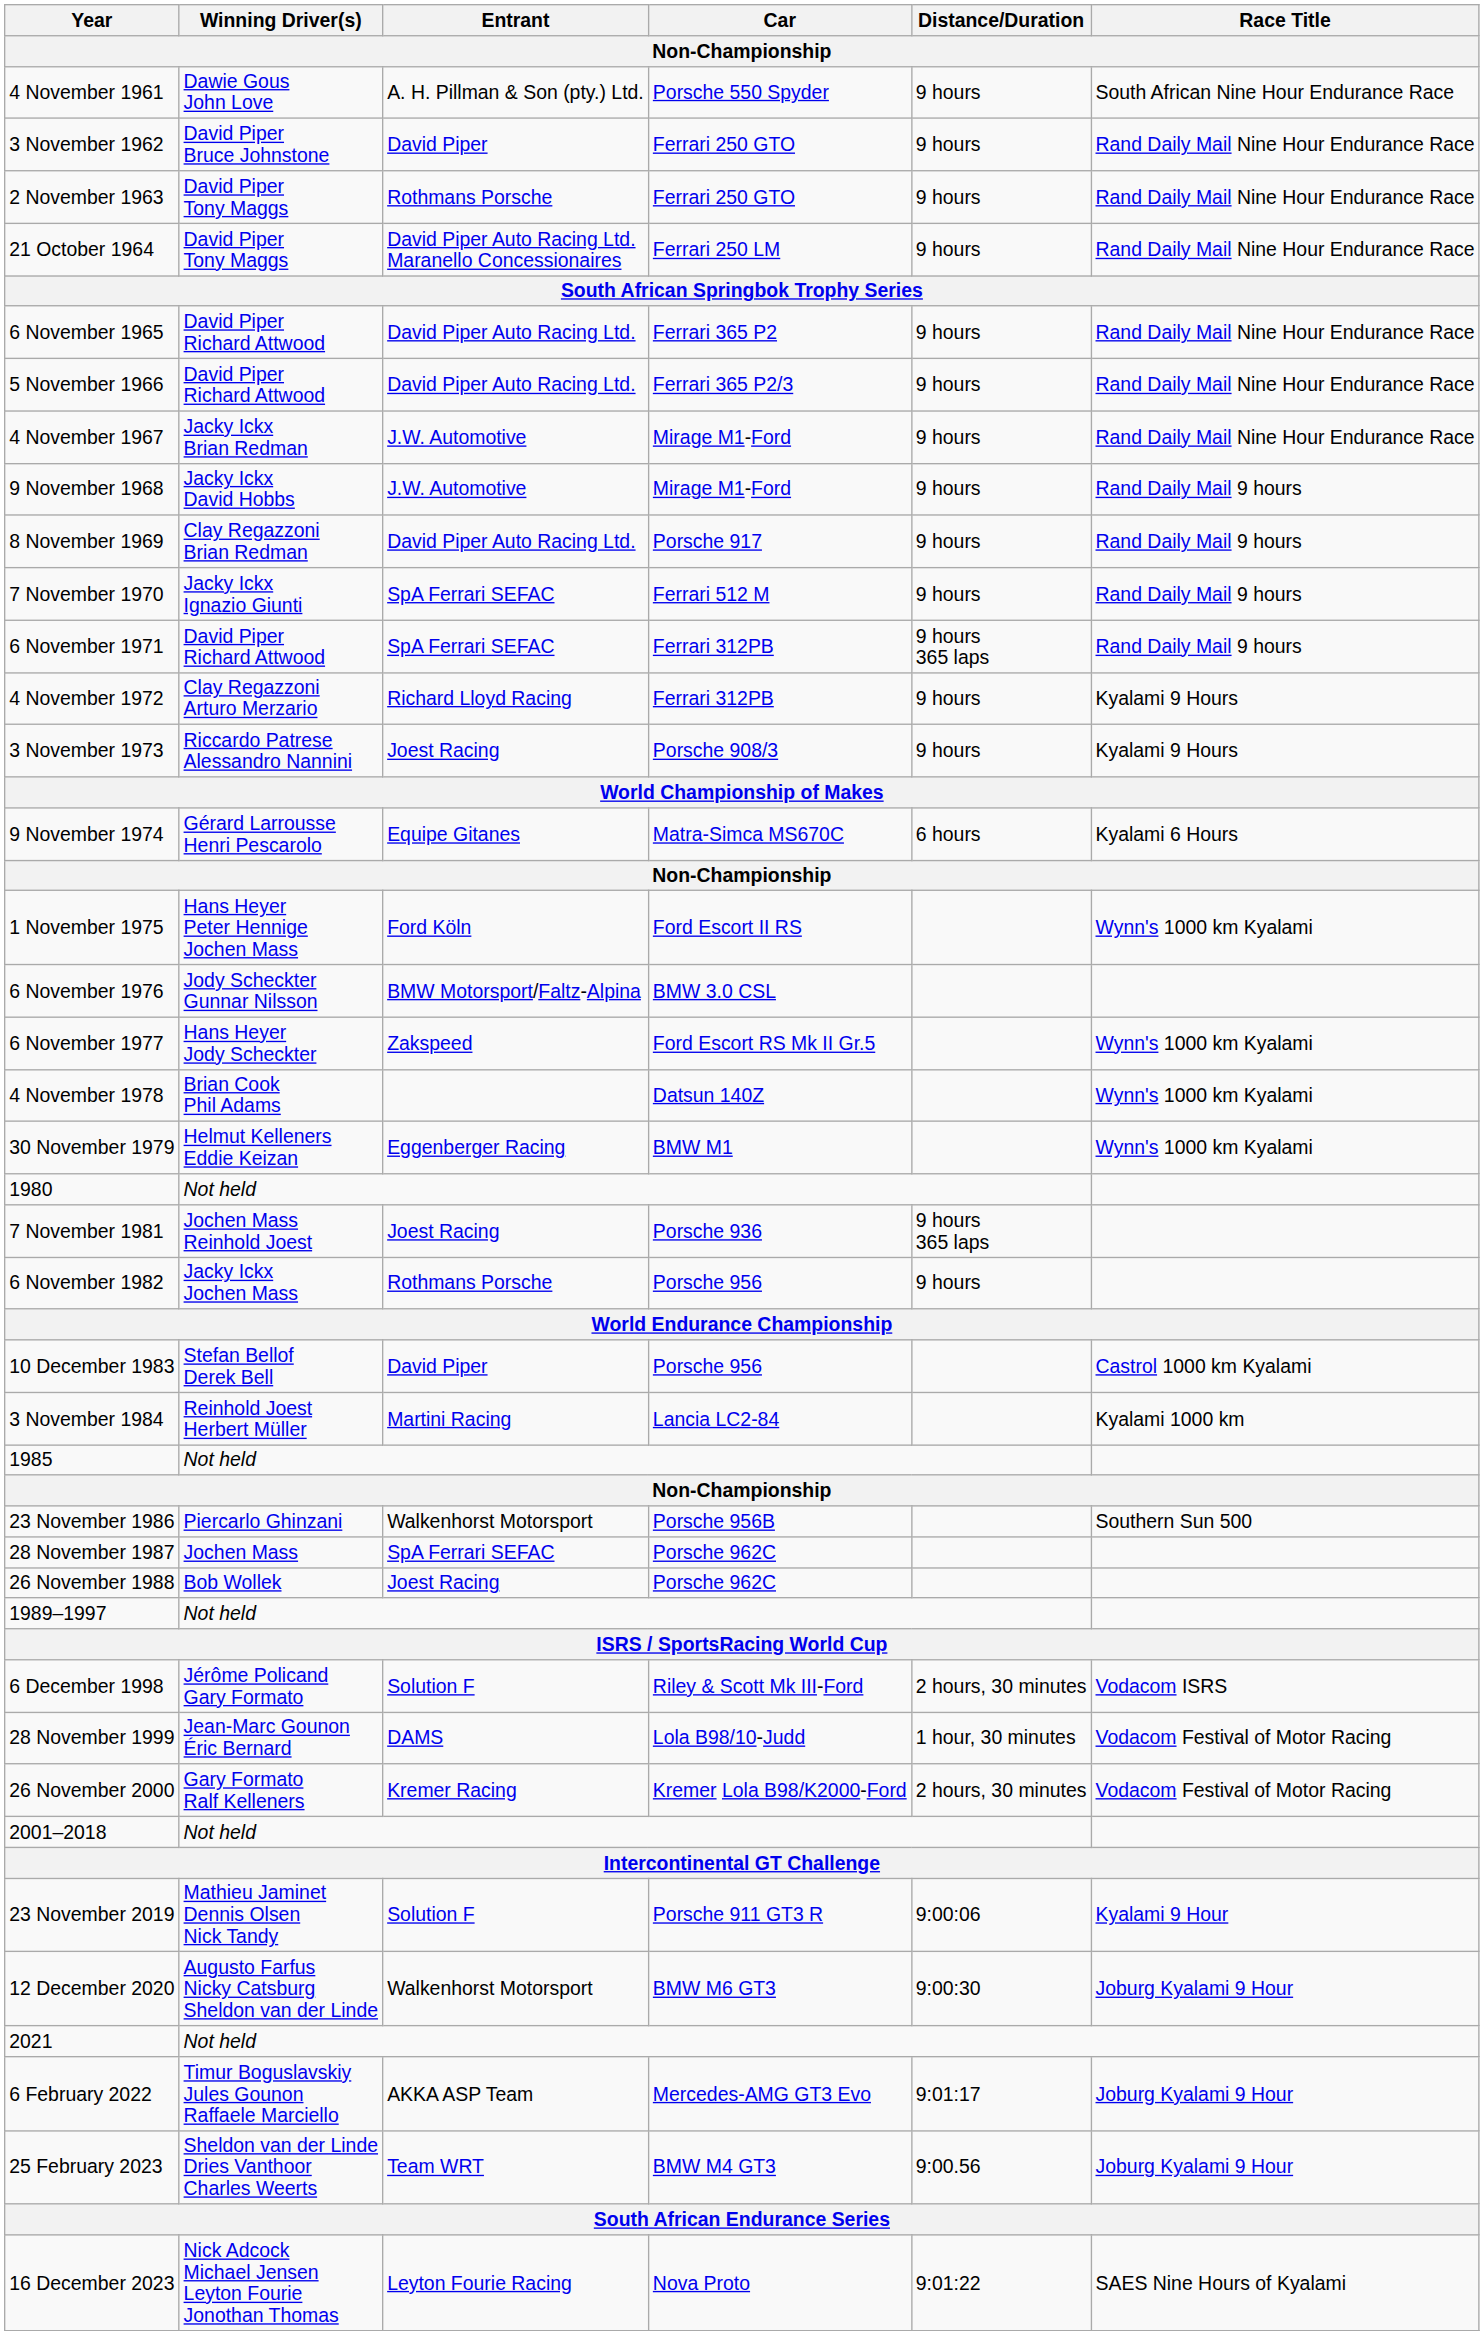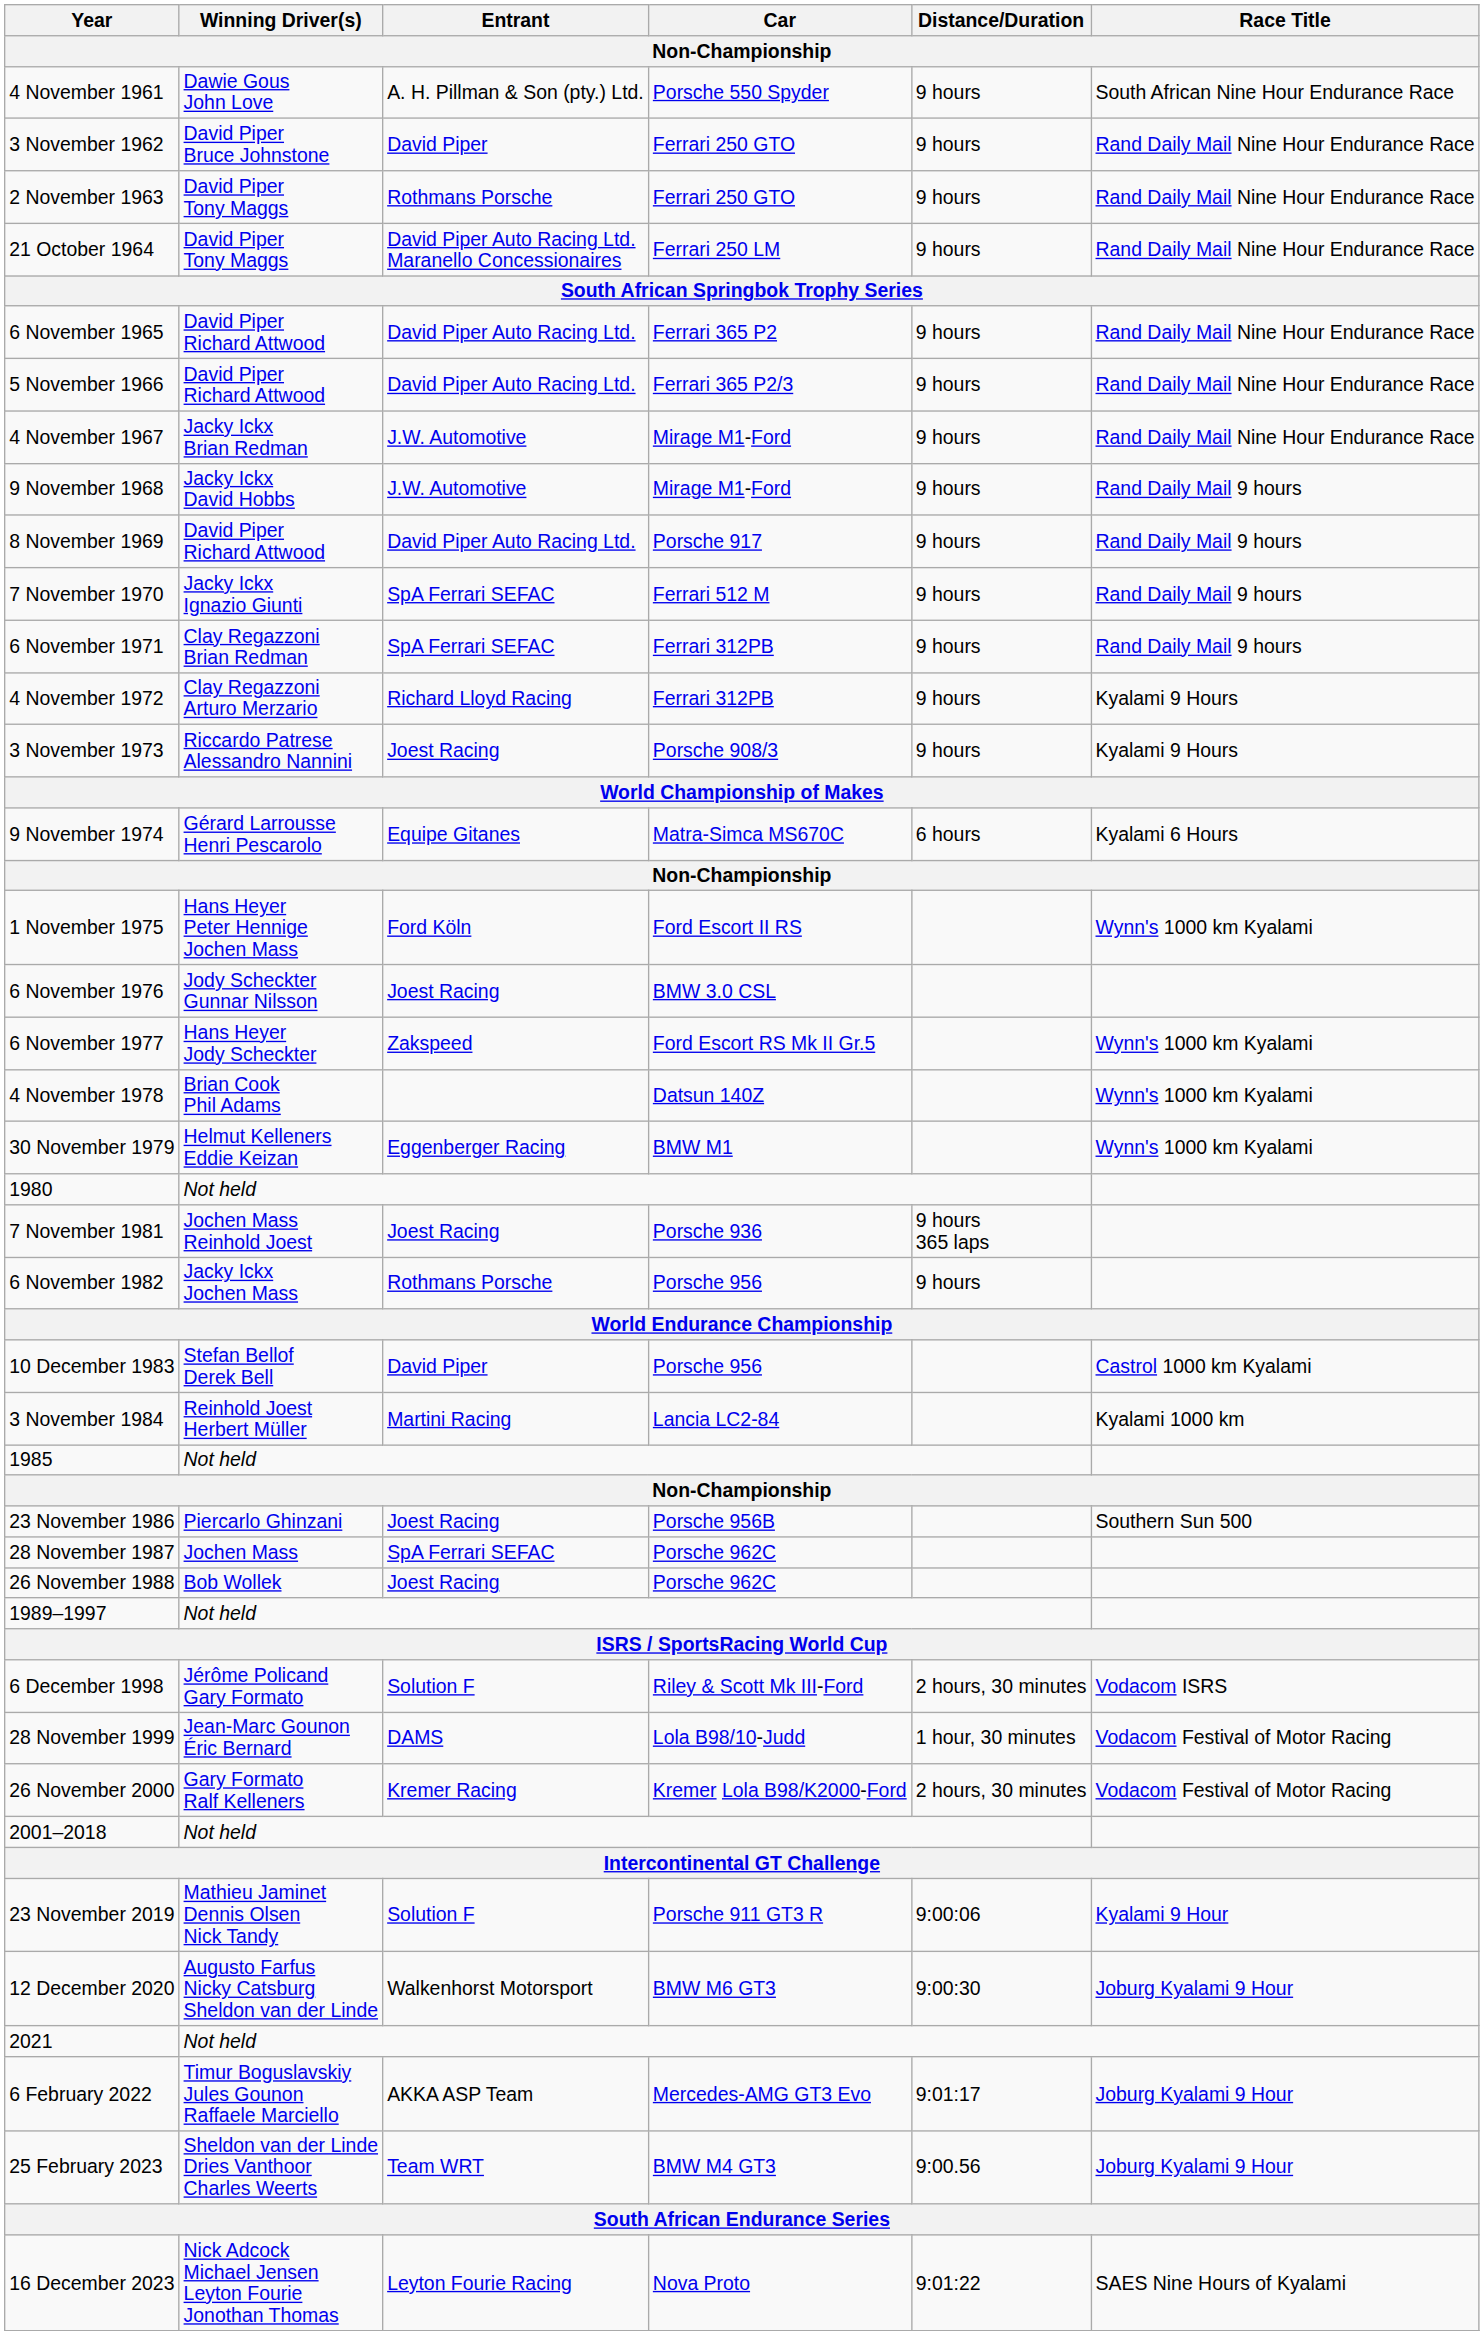(252, 542) Clay Regazzoni Brian Redman -> (254, 542) David Piper Richard Attwood
(254, 646) David Piper Richard Attwood -> (252, 646) Clay Regazzoni Brian Redman
(953, 646) 9 hours 365 laps -> (948, 646) 9 hours
(514, 991) BMW Motorsport/Faltz-Alpina -> (443, 991) Joest Racing
(490, 1522) Walkenhorst Motorsport -> (443, 1522) Joest Racing
